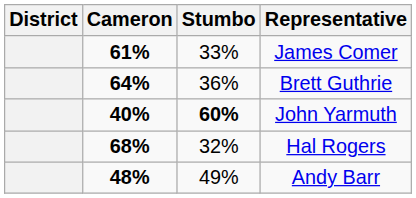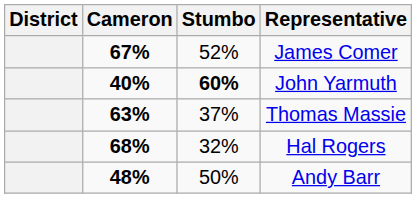(130, 51) 61% -> (130, 51) 67%
(219, 51) 33% -> (219, 51) 52%
- row: (336, 83)
+ row: (336, 114)
(219, 177) 49% -> (219, 177) 50%
